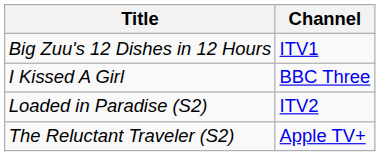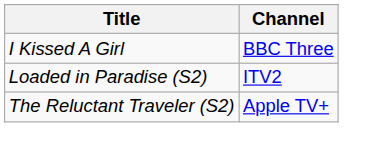- row: (140, 48)
